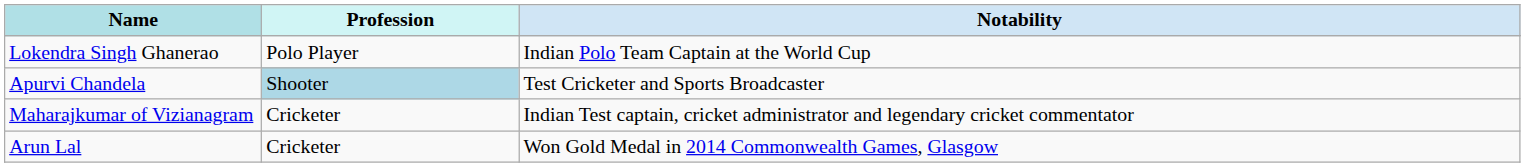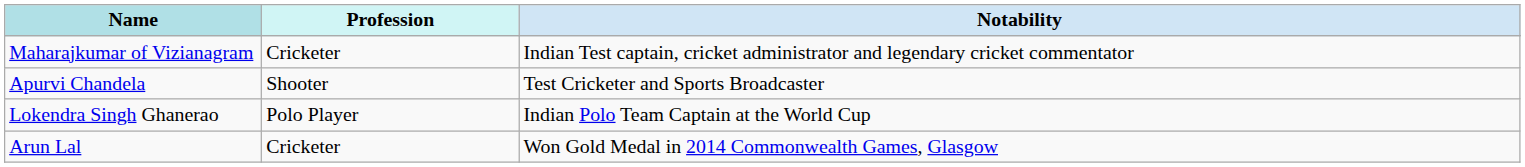rows swapped: (131, 114) <-> (114, 51)
(297, 83) lightblue background -> (297, 83) no background
